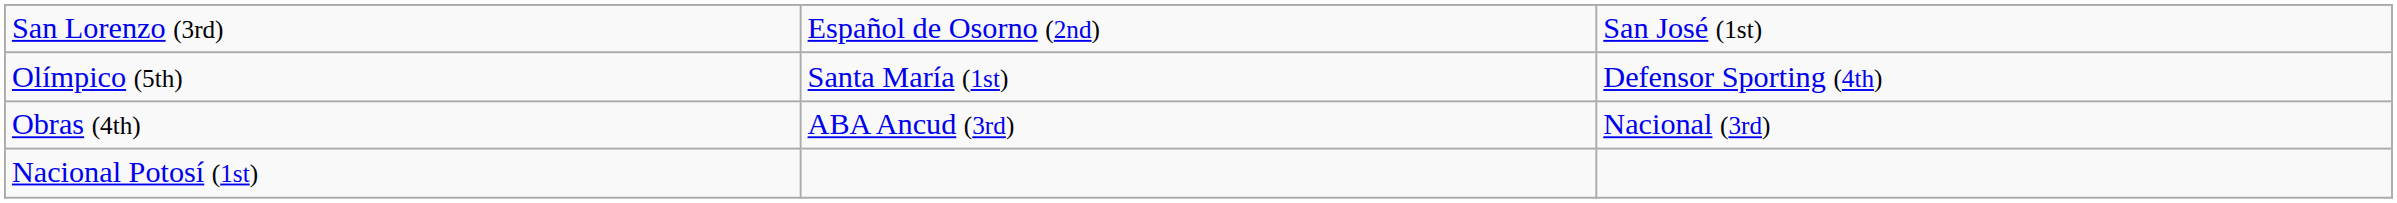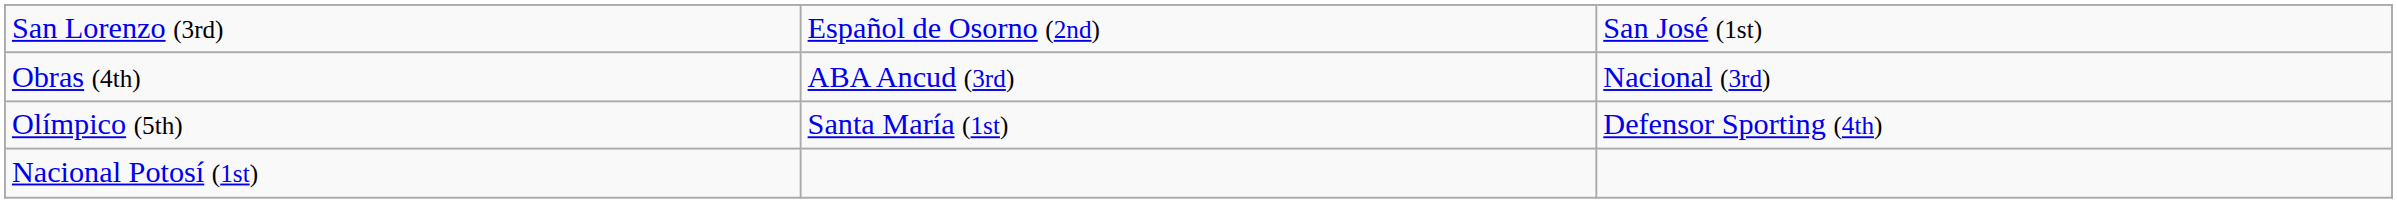rows swapped: (76, 124) <-> (97, 76)
